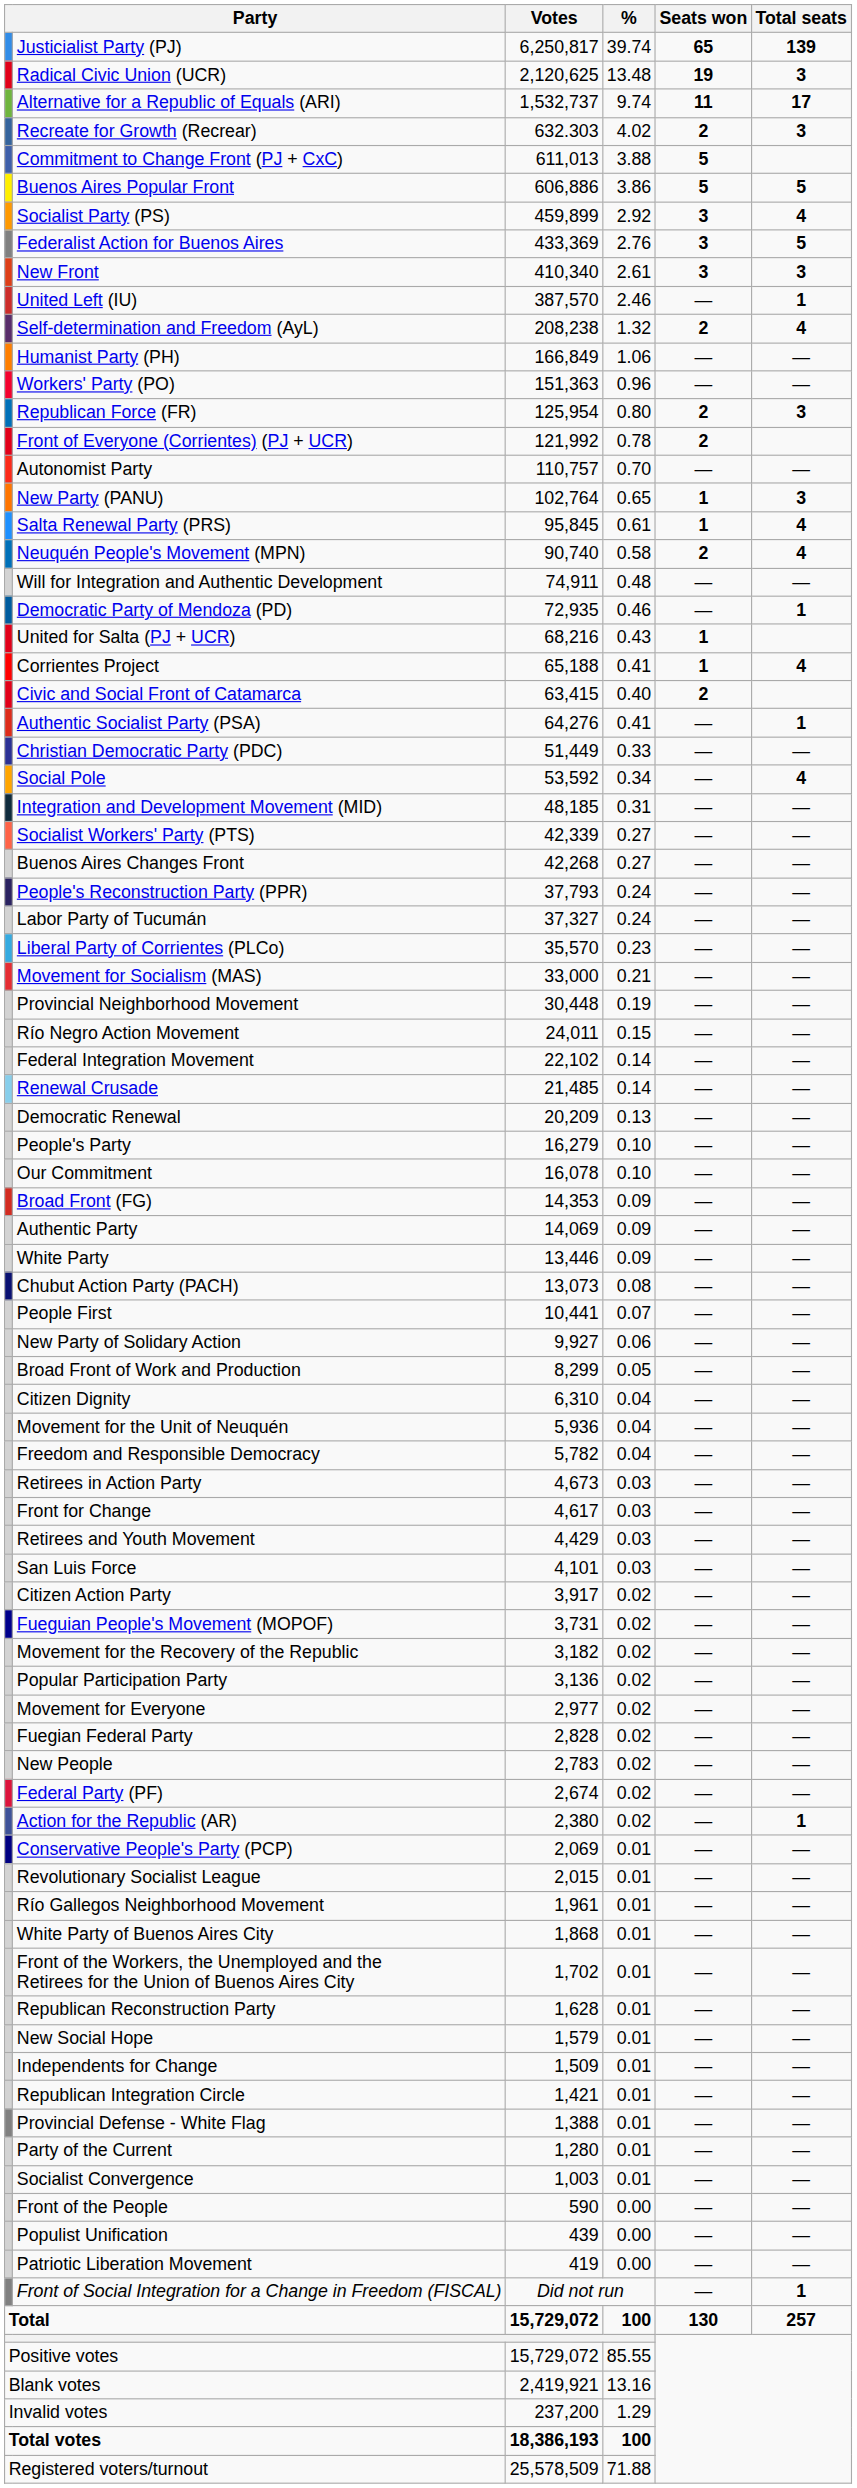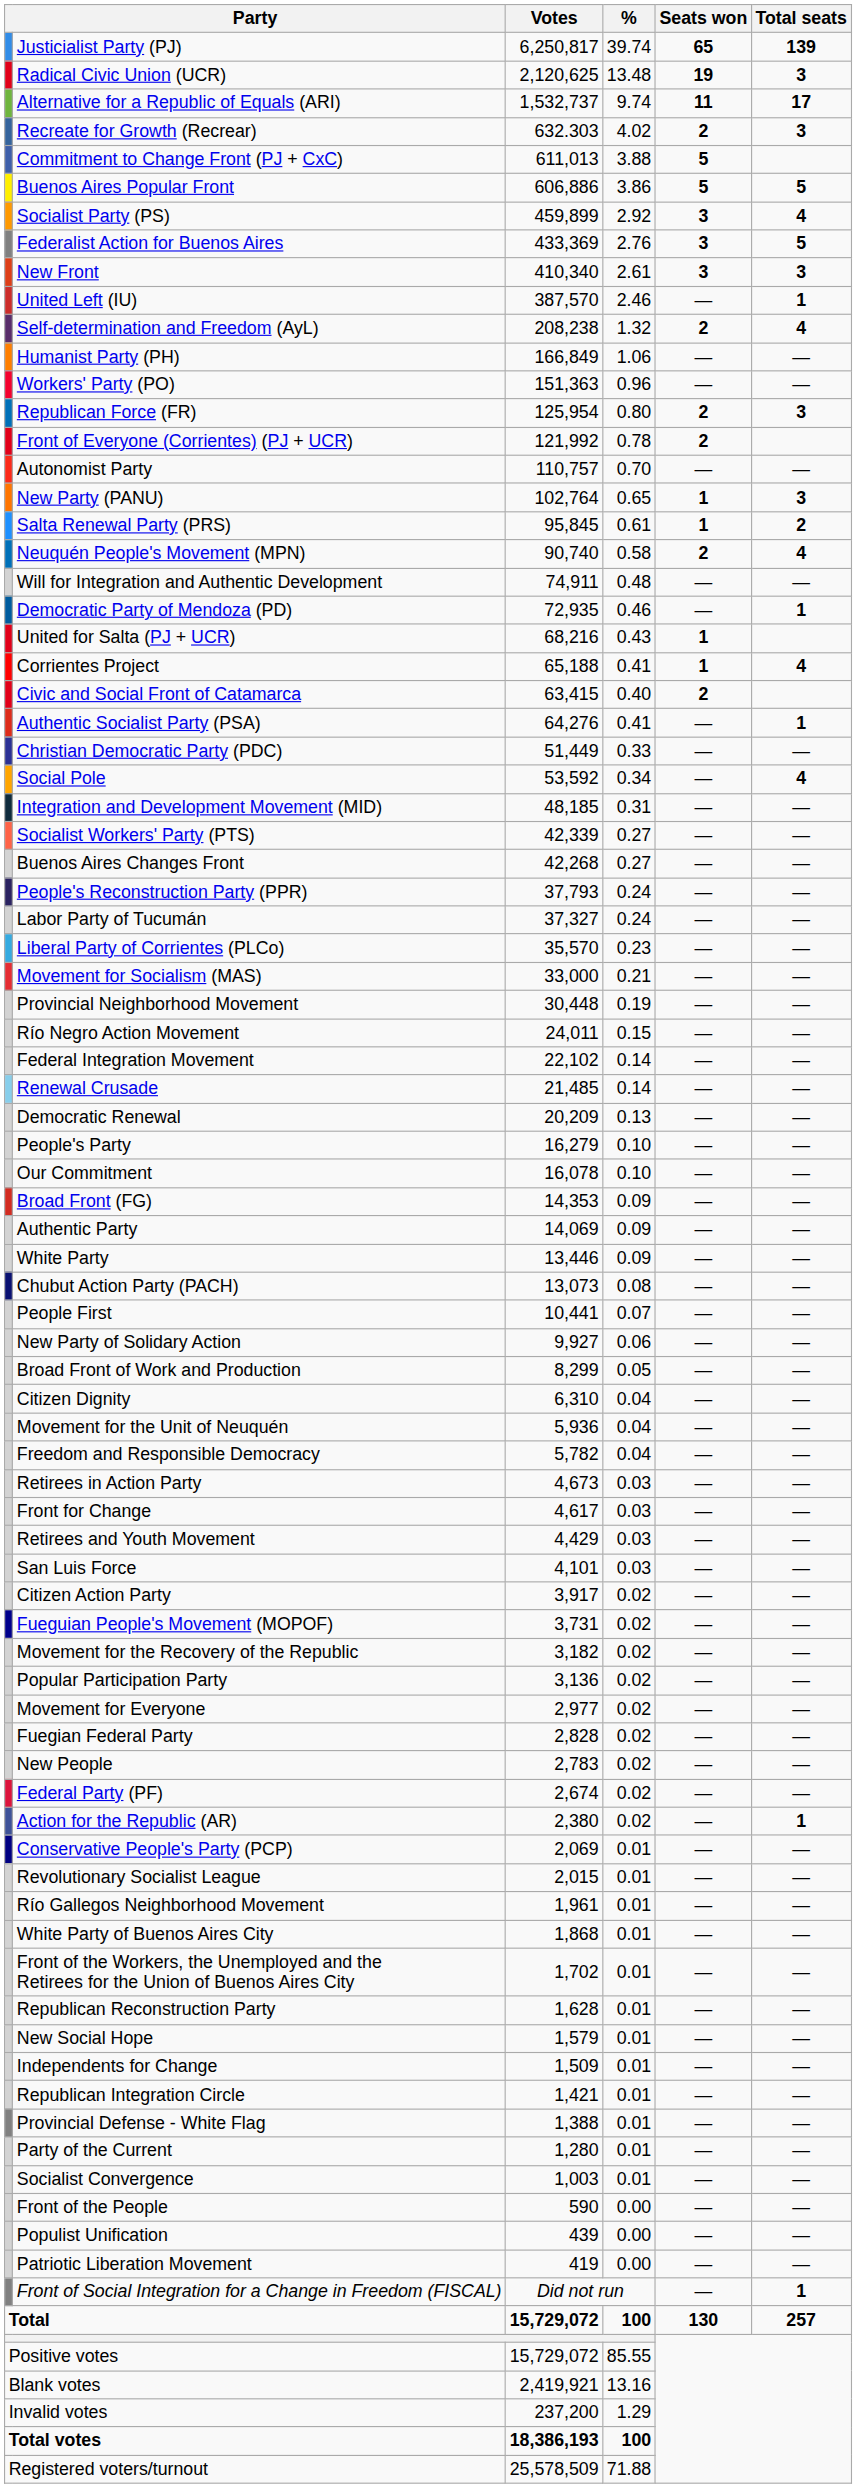(801, 525) 4 -> (801, 525) 2
